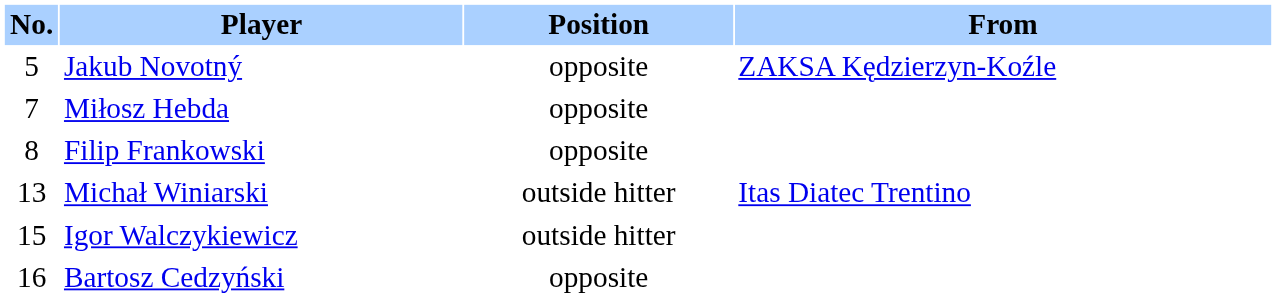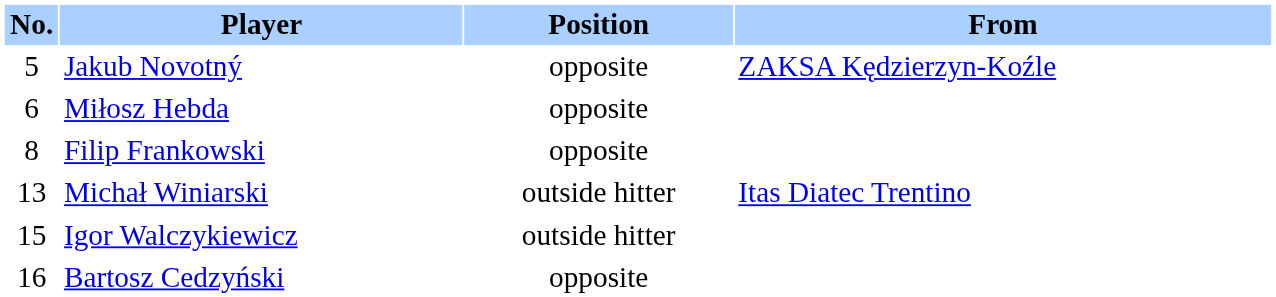(32, 108) 7 -> (32, 108) 6
